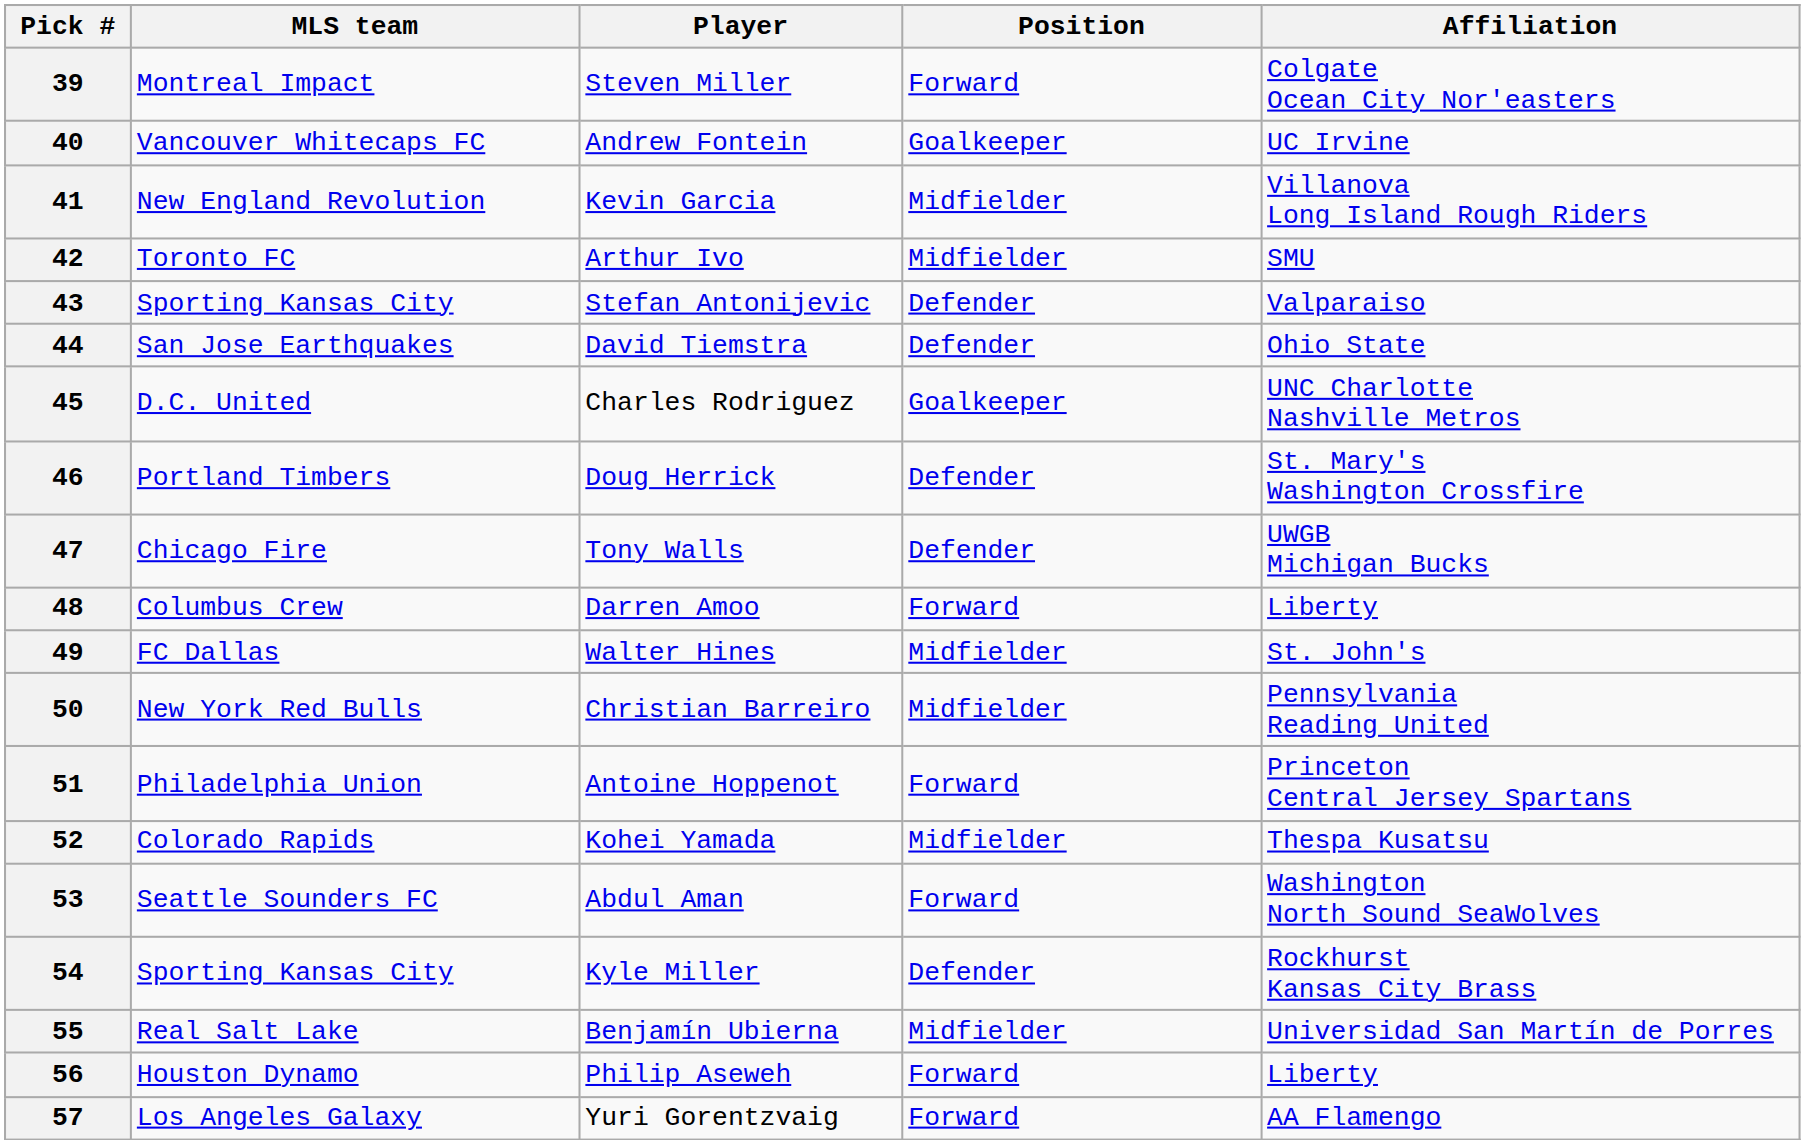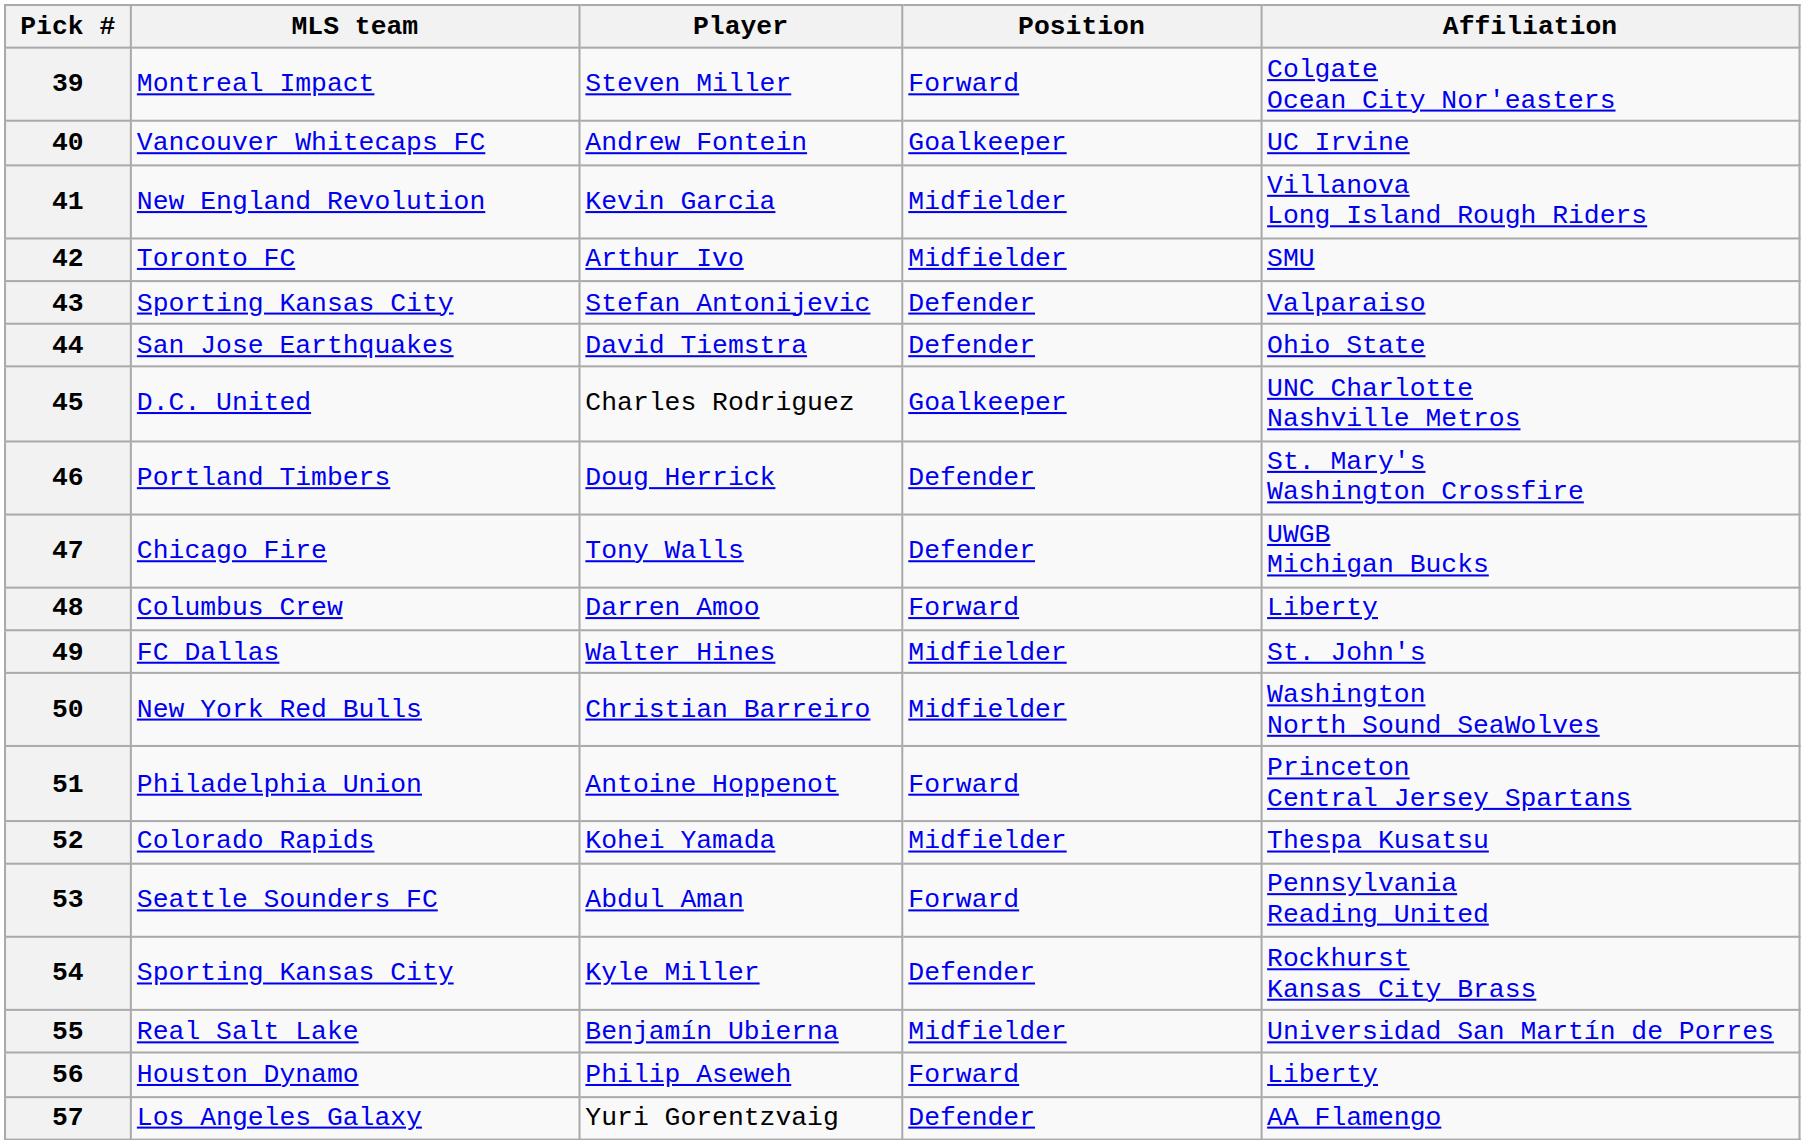(1378, 710) Pennsylvania Reading United -> (1433, 710) Washington North Sound SeaWolves
(1433, 900) Washington North Sound SeaWolves -> (1378, 900) Pennsylvania Reading United
(964, 1118) Forward -> (972, 1118) Defender
